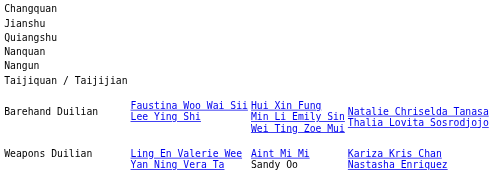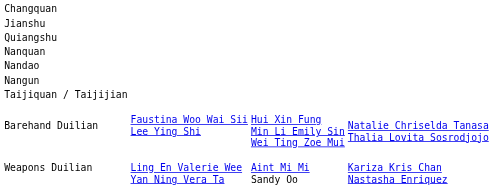+ row: (22, 66)
